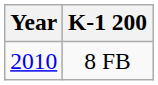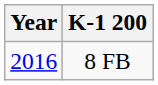(34, 60) 2010 -> (34, 60) 2016
